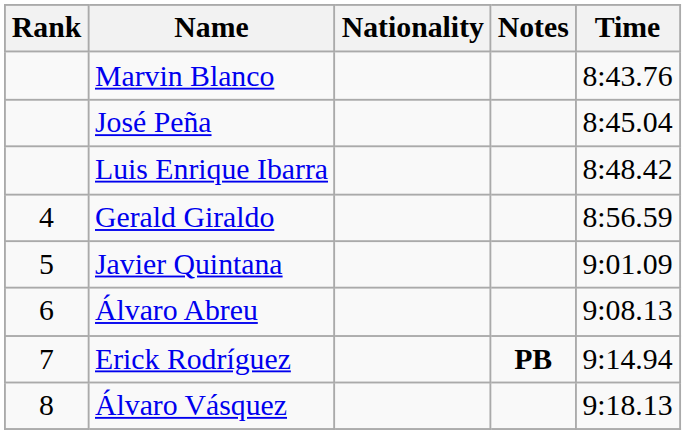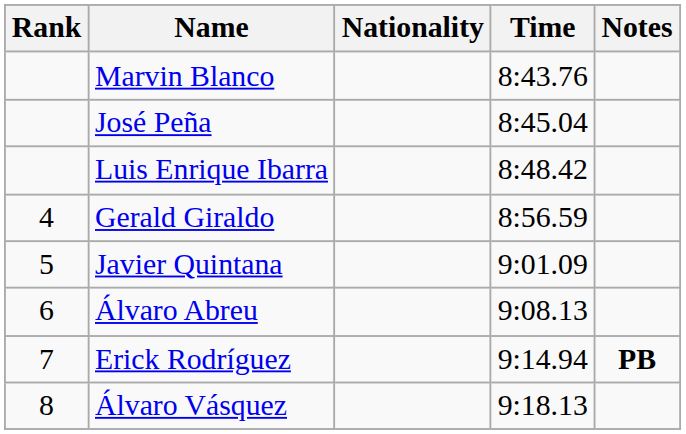columns swapped: (628, 28) <-> (533, 28)
